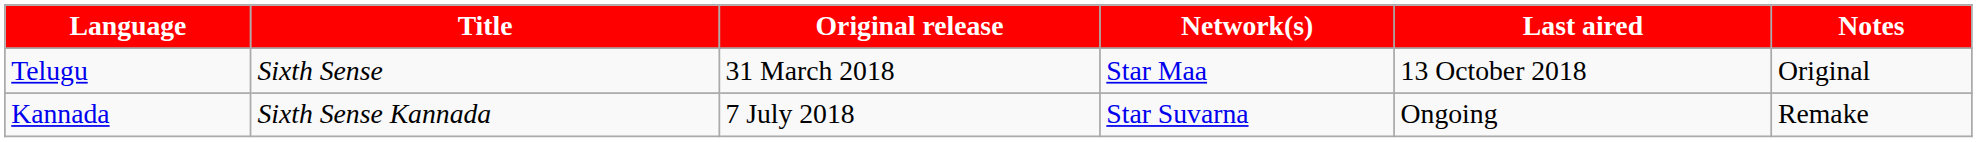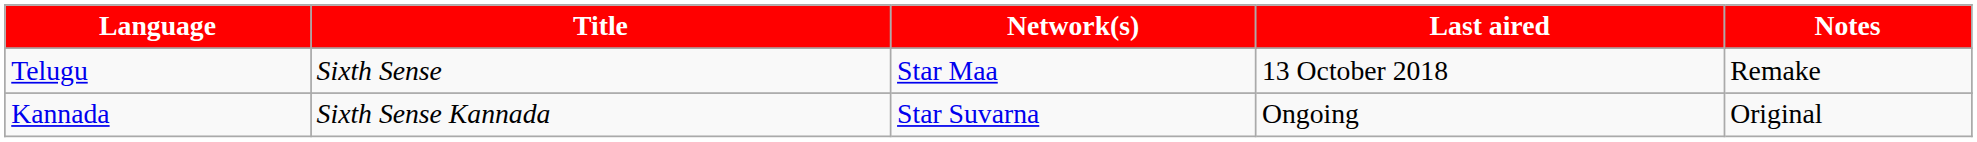- column: (910, 26)
(1824, 70) Original -> (1776, 70) Remake
(1823, 114) Remake -> (1776, 114) Original
